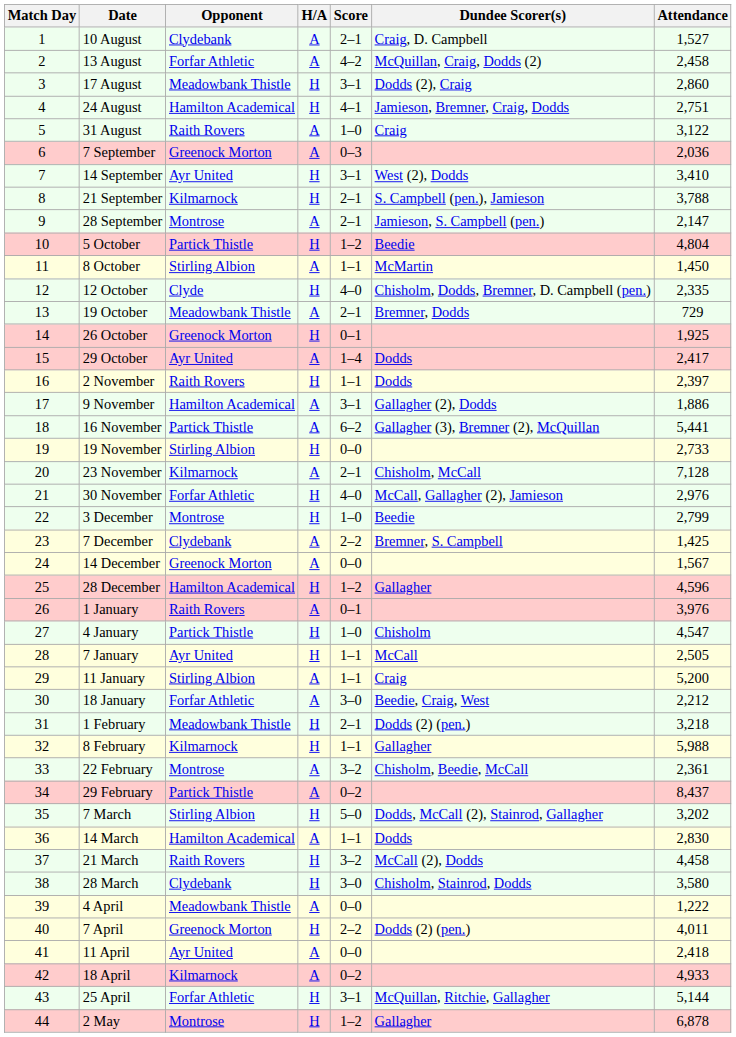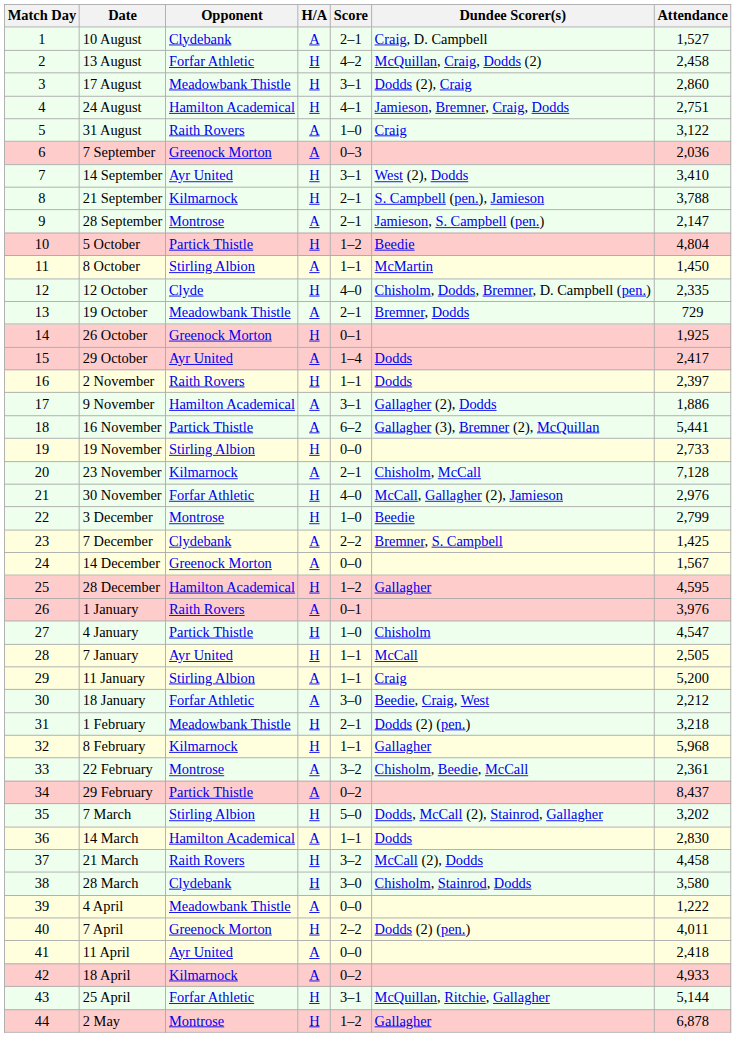(314, 61) A -> (314, 61) H
(693, 586) 4,596 -> (693, 586) 4,595
(693, 746) 5,988 -> (693, 746) 5,968
